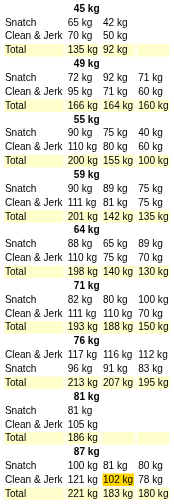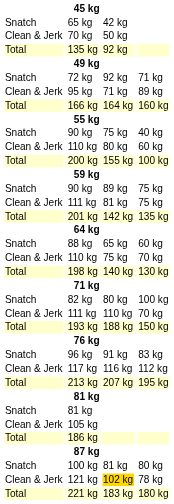(151, 91) 60 kg -> (151, 91) 89 kg
(151, 244) 89 kg -> (151, 244) 60 kg
rows swapped: (21, 369) <-> (34, 355)
